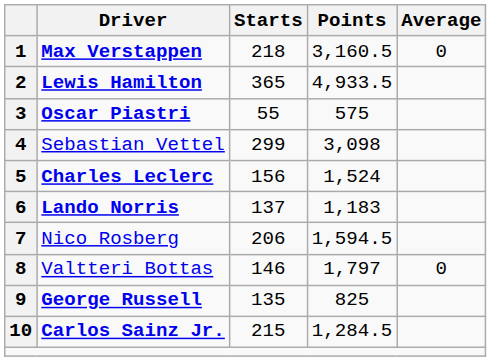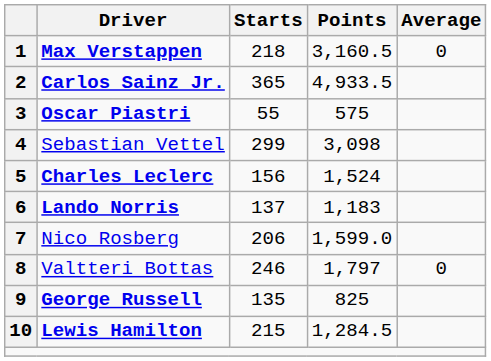(122, 83) Lewis Hamilton -> (133, 83) Carlos Sainz Jr.
(352, 238) 1,594.5 -> (352, 238) 1,599.0
(268, 269) 146 -> (268, 269) 246
(133, 332) Carlos Sainz Jr. -> (122, 332) Lewis Hamilton
